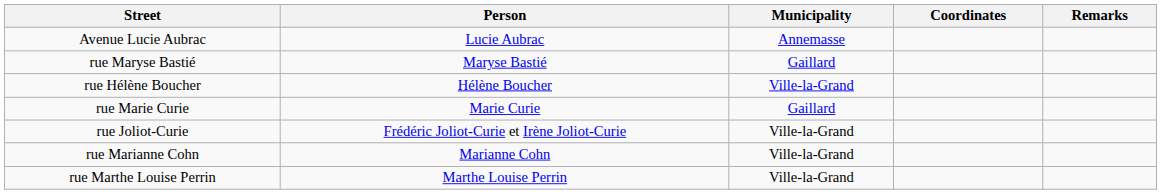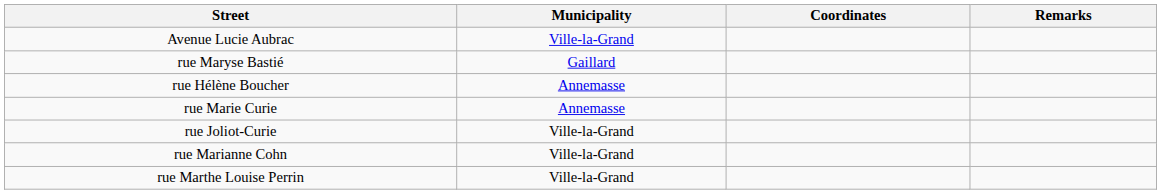- column: (505, 16)
(811, 39) Annemasse -> (591, 39) Ville-la-Grand
(811, 85) Ville-la-Grand -> (591, 85) Annemasse
(811, 108) Gaillard -> (591, 108) Annemasse
